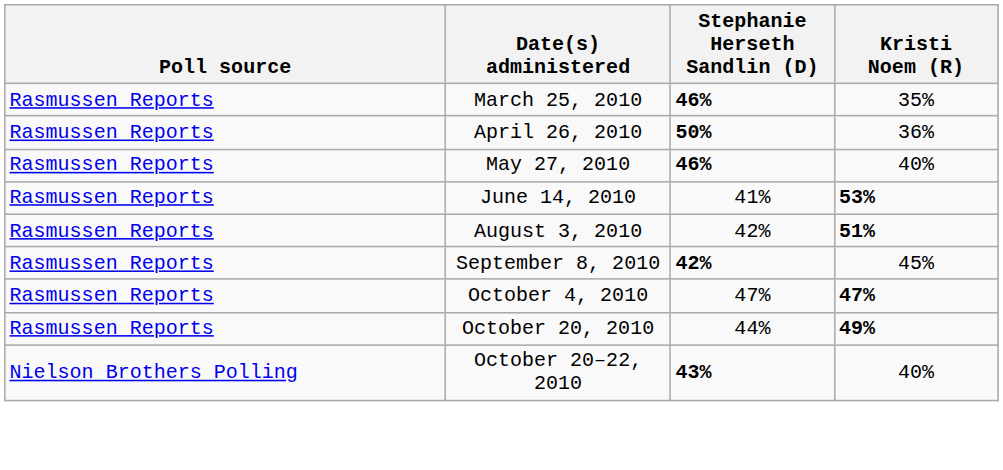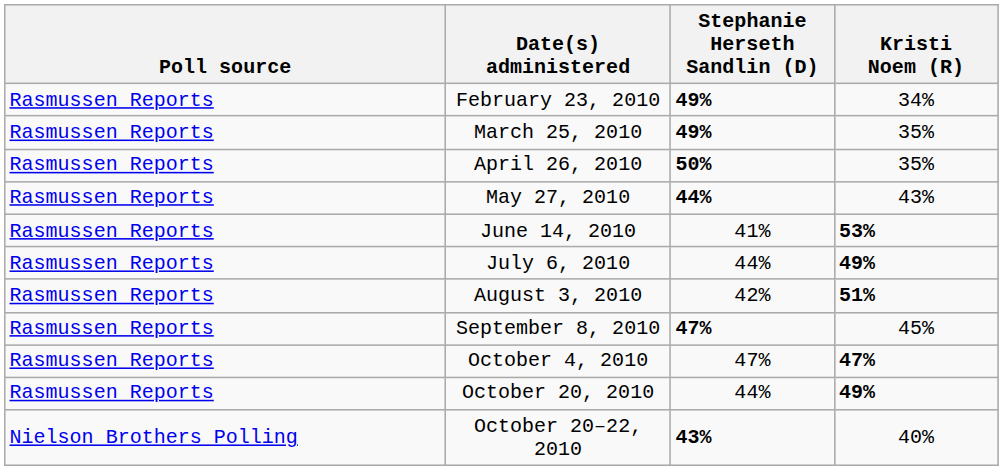+ row: (558, 100)
(693, 100) 46% -> (693, 133) 49%
(916, 133) 36% -> (916, 165) 35%
(693, 165) 46% -> (693, 198) 44%
(916, 165) 40% -> (916, 198) 43%
+ row: (558, 263)
(693, 263) 42% -> (693, 328) 47%
